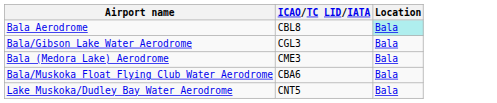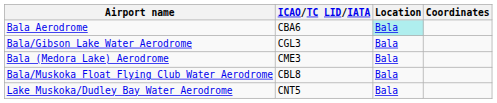+ column: (458, 12)
(289, 28) CBL8 -> (289, 28) CBA6
(289, 75) CBA6 -> (289, 75) CBL8
